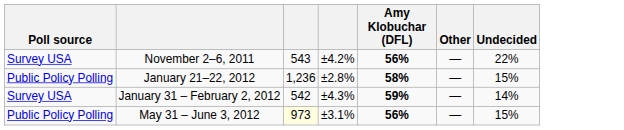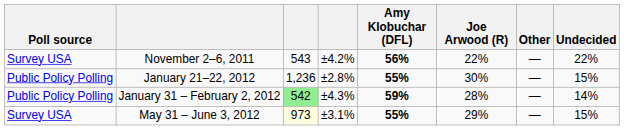+ column: (476, 33)
(397, 78) 58% -> (397, 78) 55%
(39, 96) Survey USA -> (60, 96) Public Policy Polling
(301, 96) no background -> (301, 96) lightgreen background
(60, 115) Public Policy Polling -> (39, 115) Survey USA
(397, 115) 56% -> (397, 115) 55%
